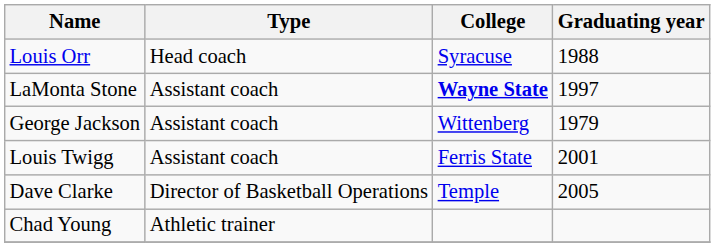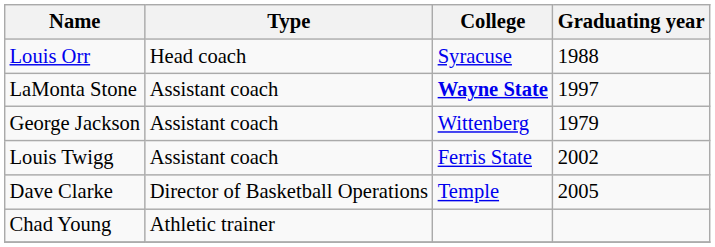(578, 157) 2001 -> (578, 157) 2002
